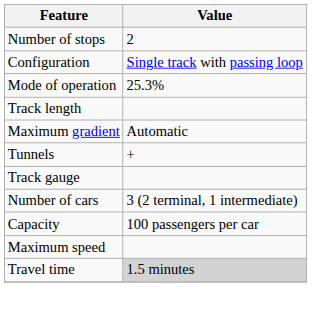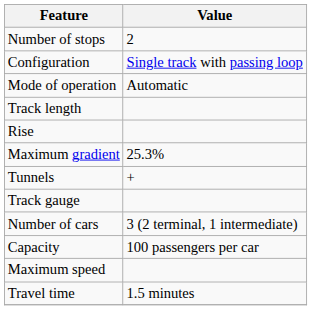(145, 85) 25.3% -> (157, 85) Automatic
+ row: (21, 131)
(157, 131) Automatic -> (145, 154) 25.3%
(161, 270) lightgrey background -> (161, 293) no background
